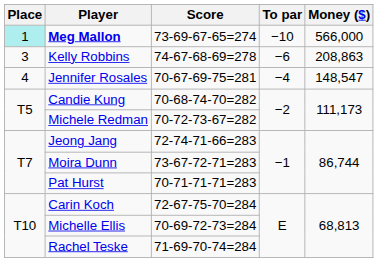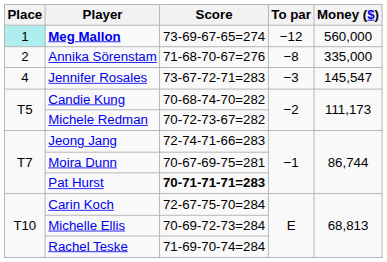(282, 36) −10 -> (291, 36) −12
(339, 36) 566,000 -> (348, 36) 560,000
+ row: (103, 57)
- row: (89, 57)
(205, 78) 70-67-69-75=281 -> (214, 78) 73-67-72-71=283
(282, 78) −4 -> (291, 78) −3
(339, 78) 148,547 -> (348, 78) 145,547
(205, 162) 73-67-72-71=283 -> (214, 162) 70-67-69-75=281
(205, 183) normal -> (214, 183) bold
